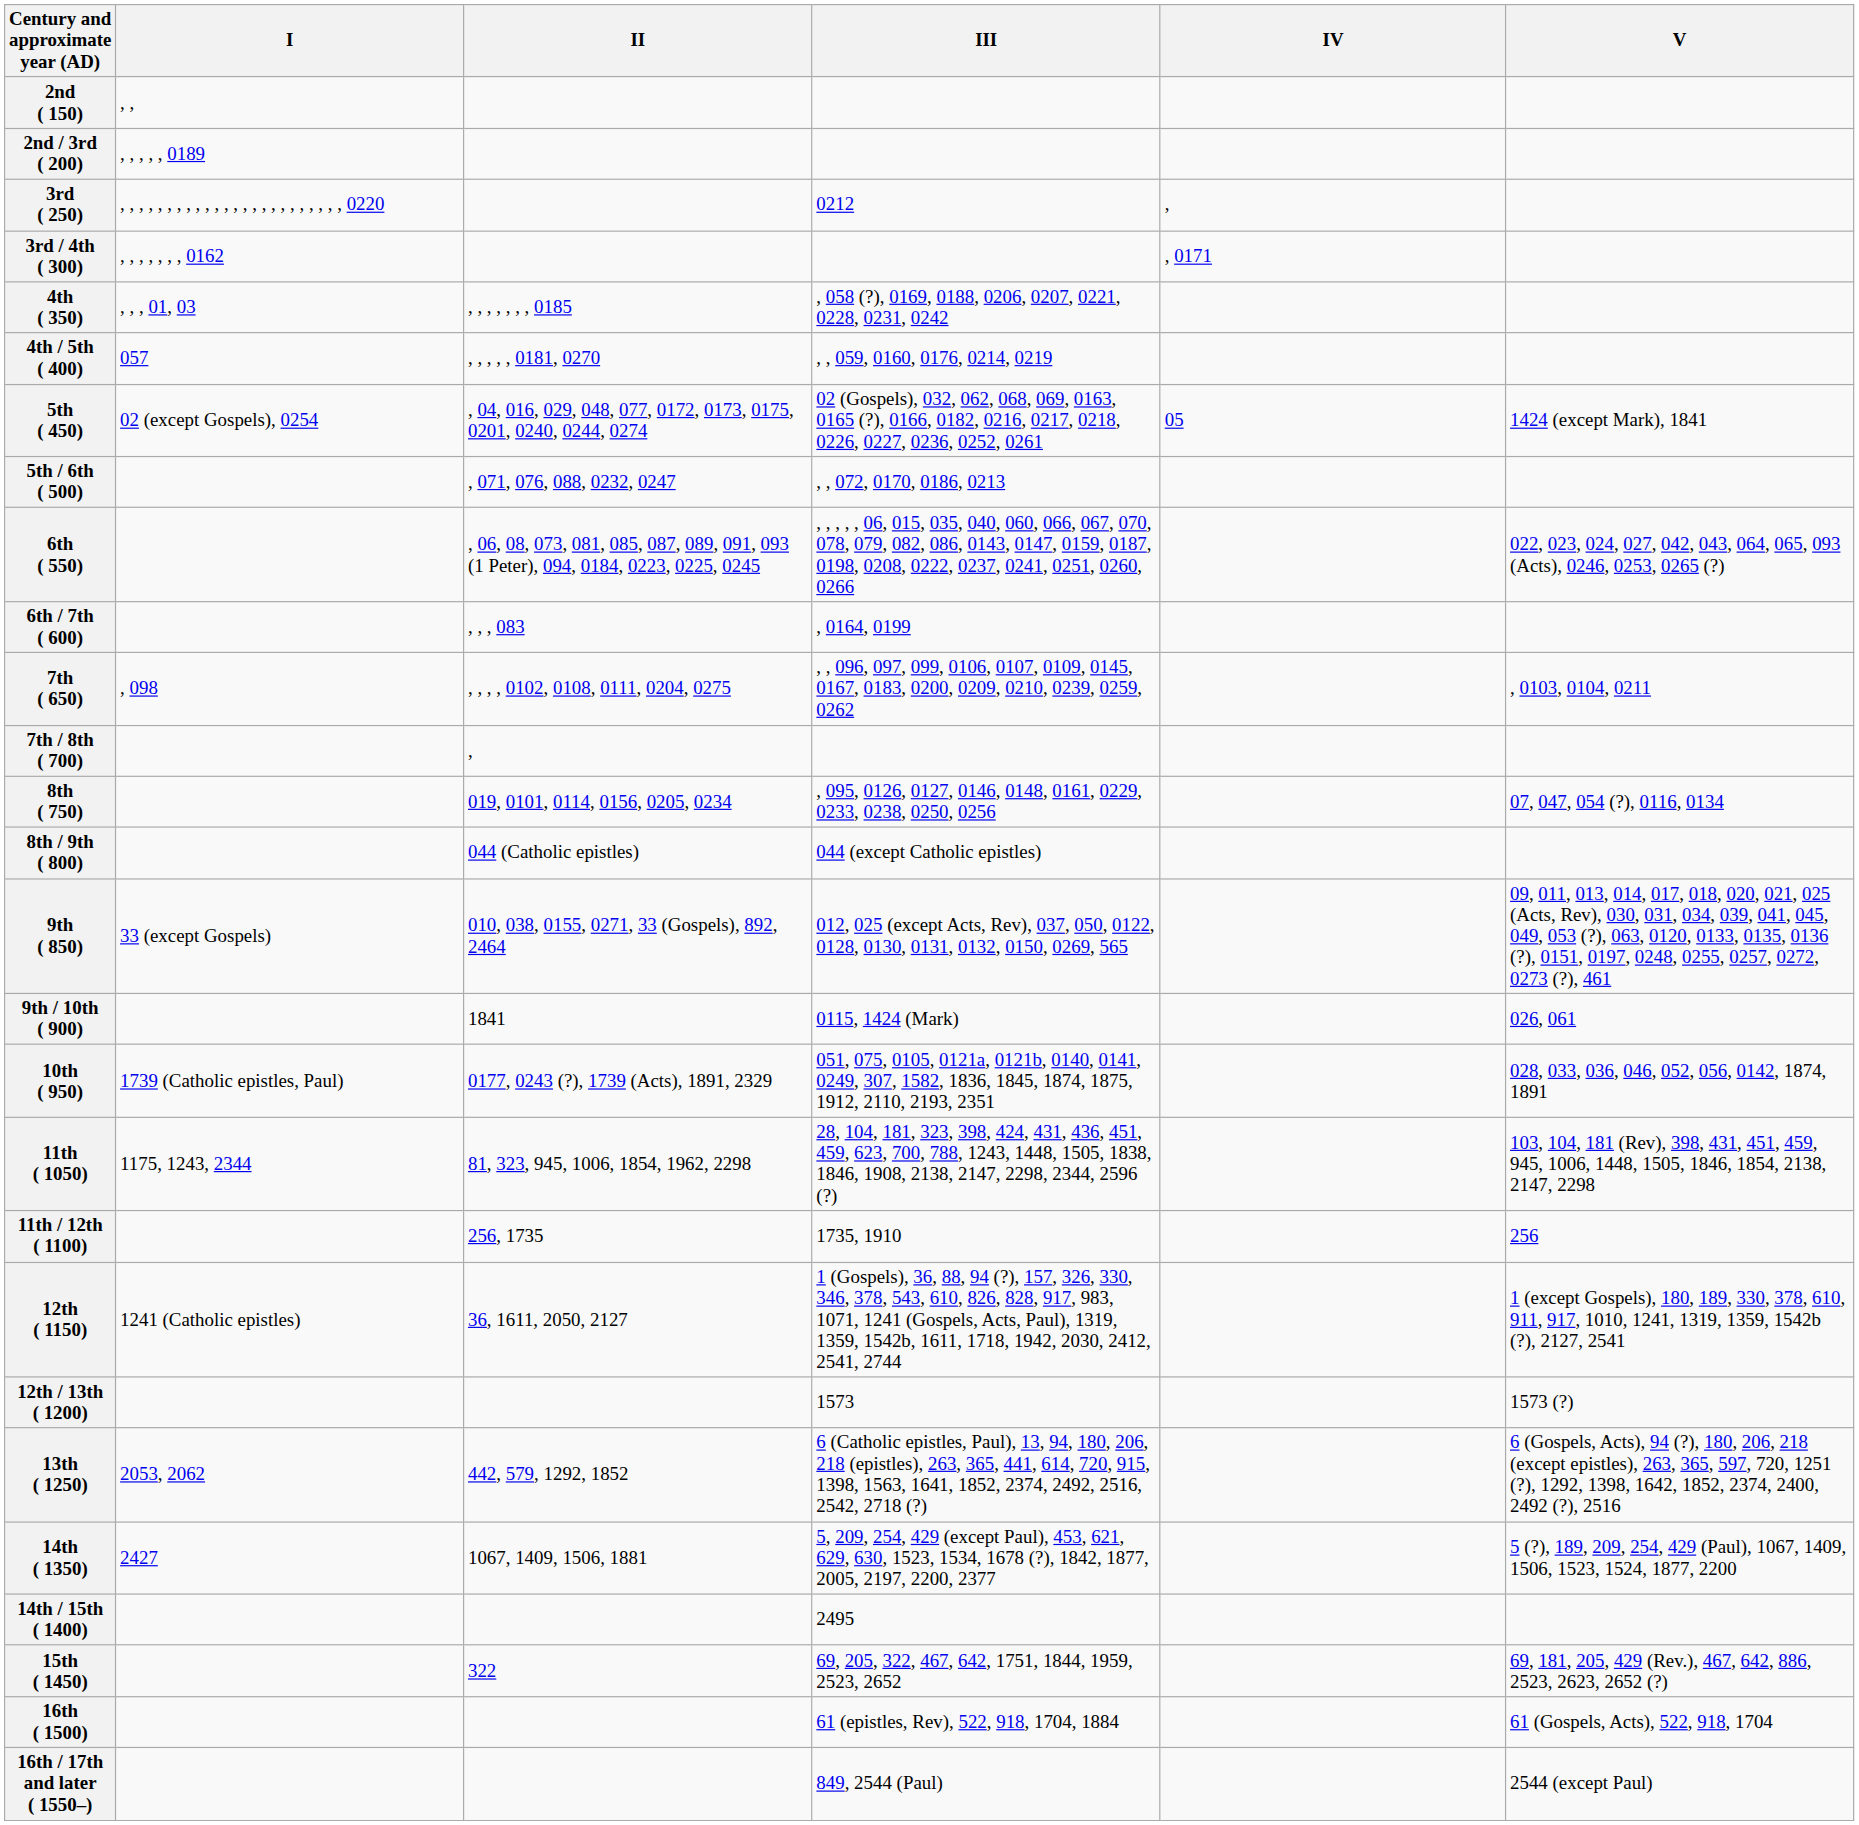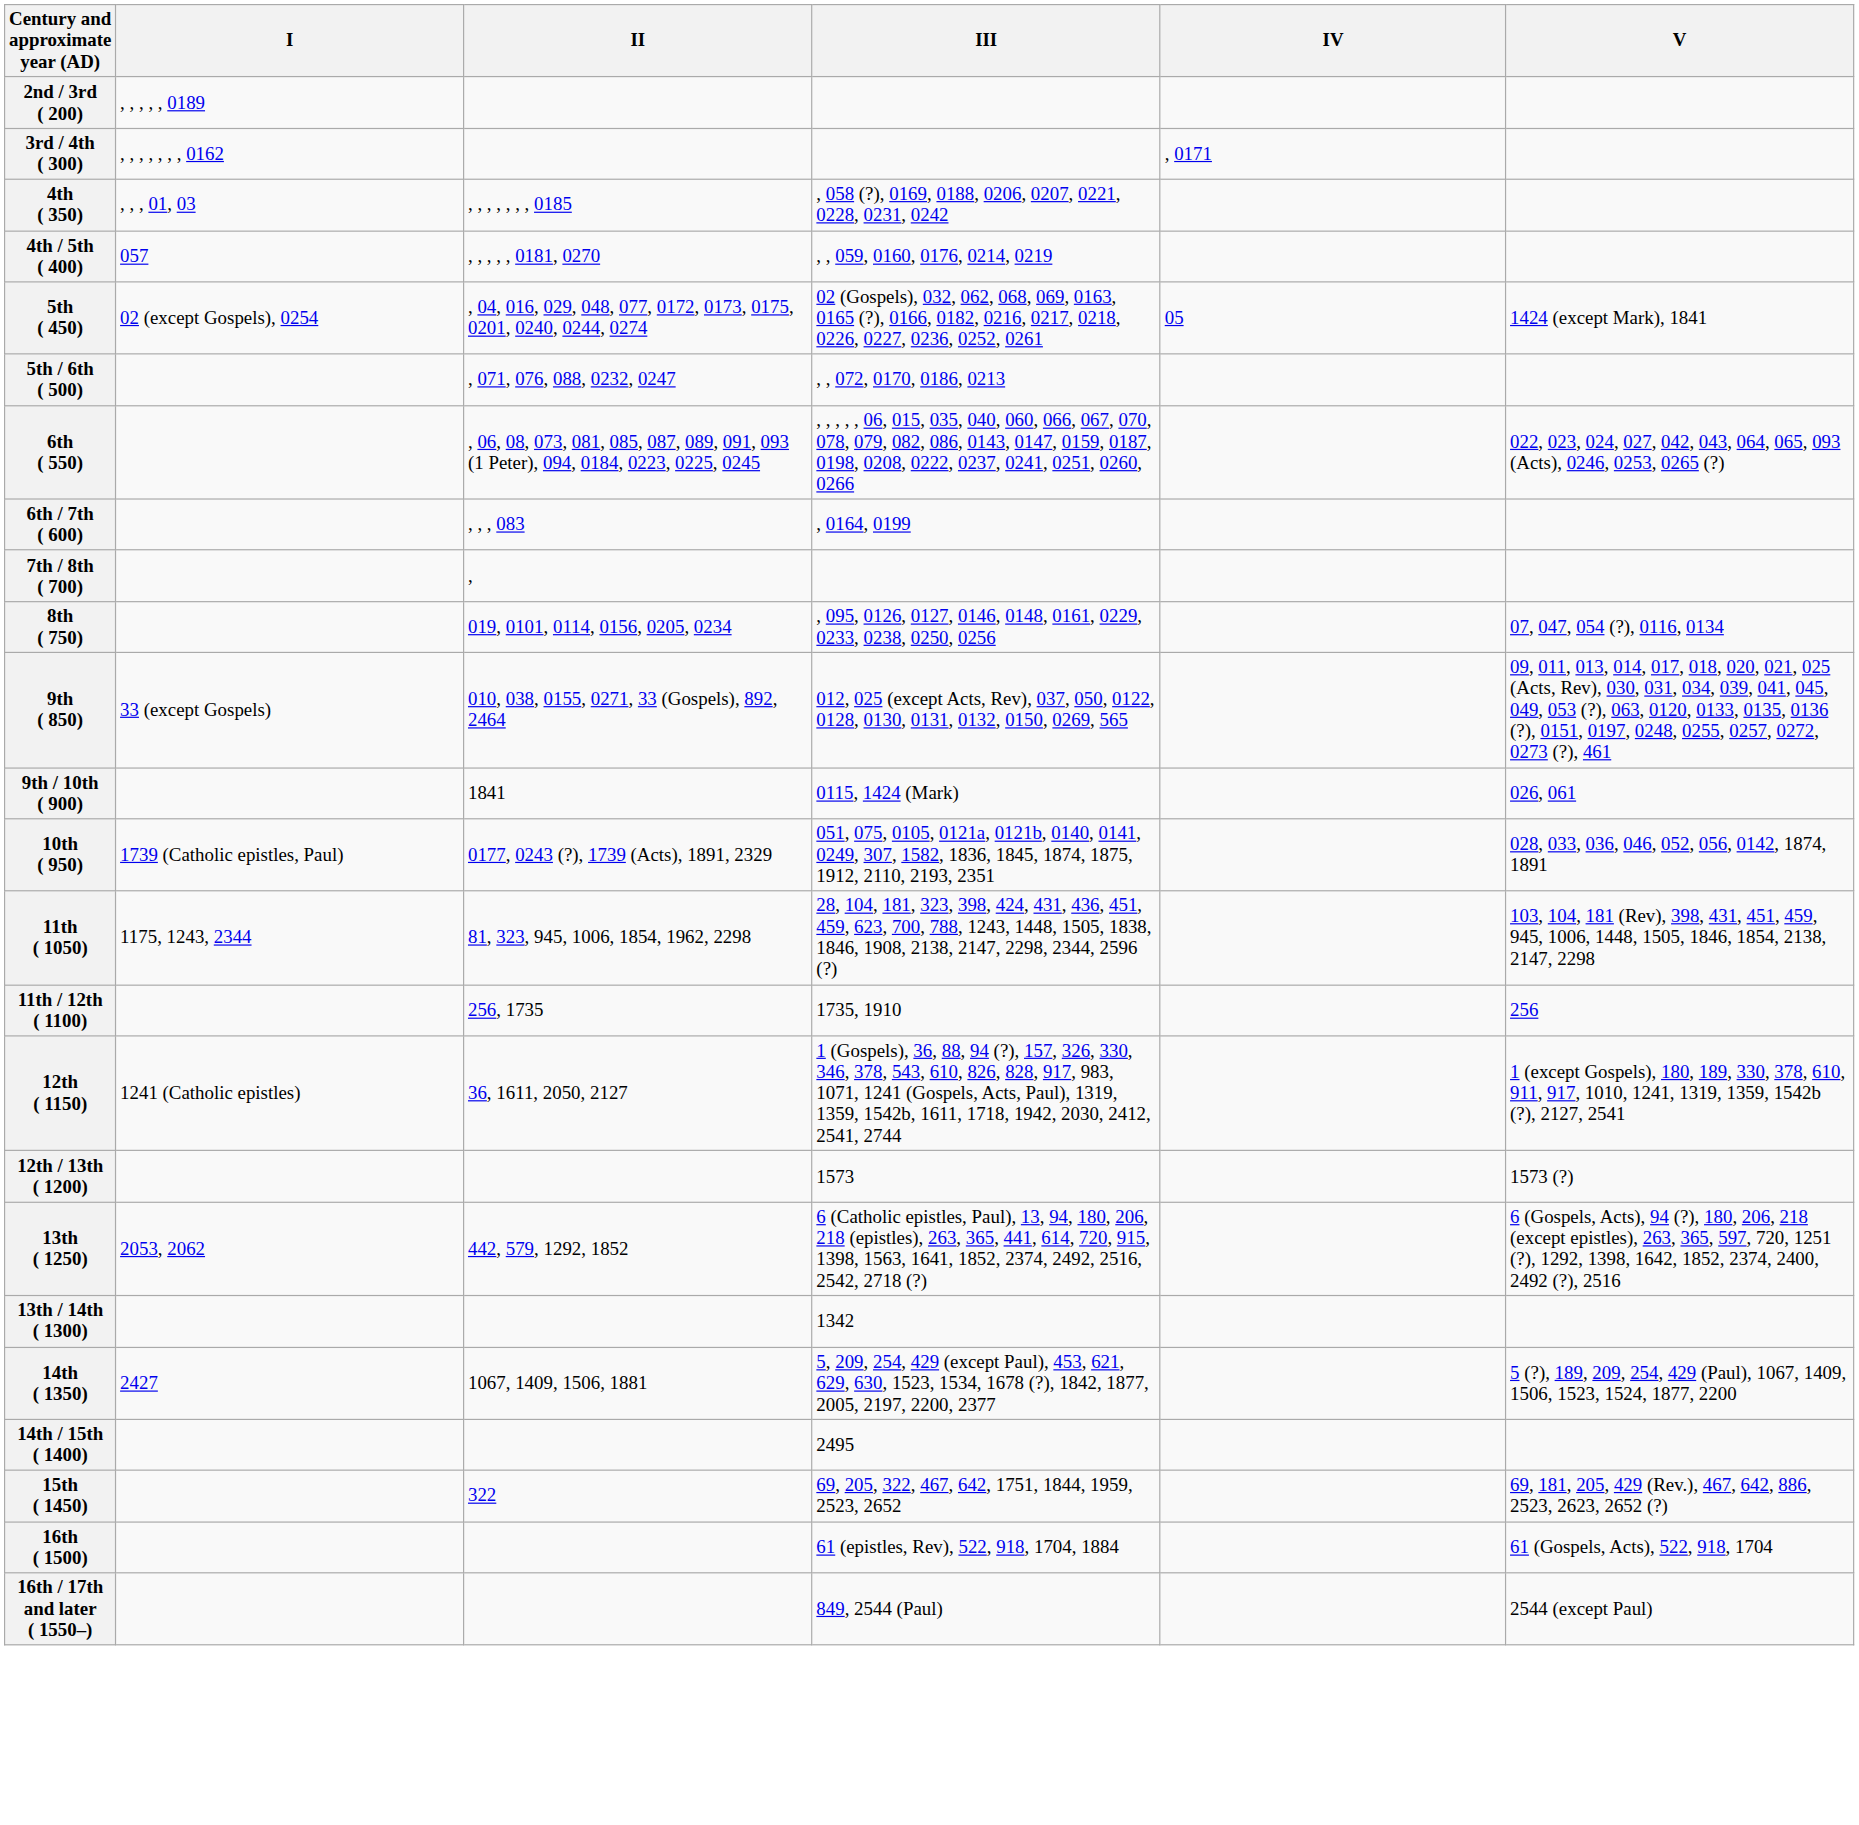- row: (60, 102)
- row: (60, 204)
- row: (60, 688)
- row: (60, 852)
+ row: (60, 1321)
